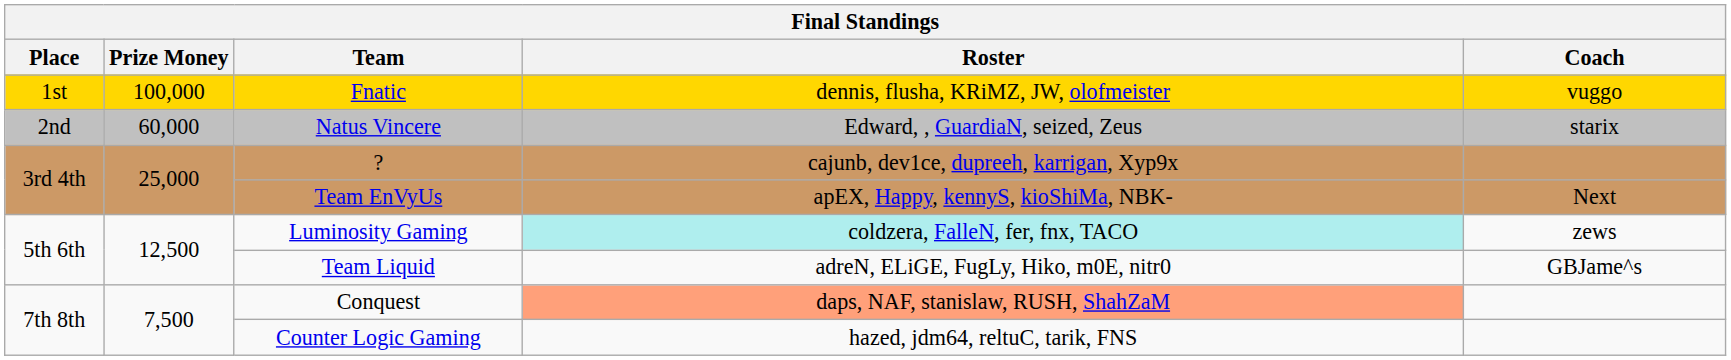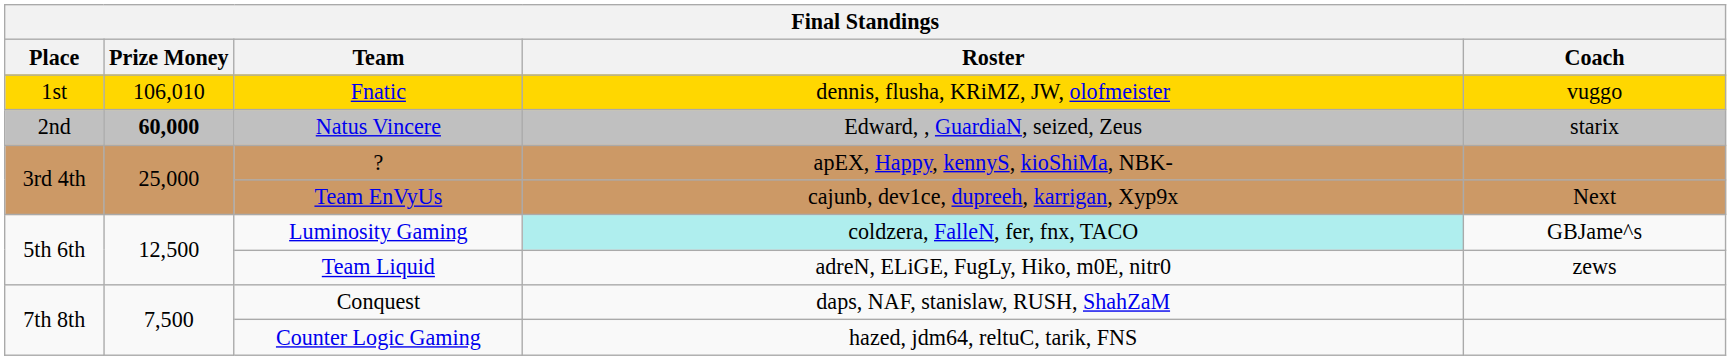(169, 92) 100,000 -> (169, 92) 106,010
(169, 127) normal -> (169, 127) bold
(993, 162) cajunb, dev1ce, dupreeh, karrigan, Xyp9x -> (993, 162) apEX, Happy, kennyS, kioShiMa, NBK-
(993, 197) apEX, Happy, kennyS, kioShiMa, NBK- -> (993, 197) cajunb, dev1ce, dupreeh, karrigan, Xyp9x
(1595, 232) zews -> (1595, 232) GBJame^s
(1595, 267) GBJame^s -> (1595, 267) zews
(993, 302) lightsalmon background -> (993, 302) no background
